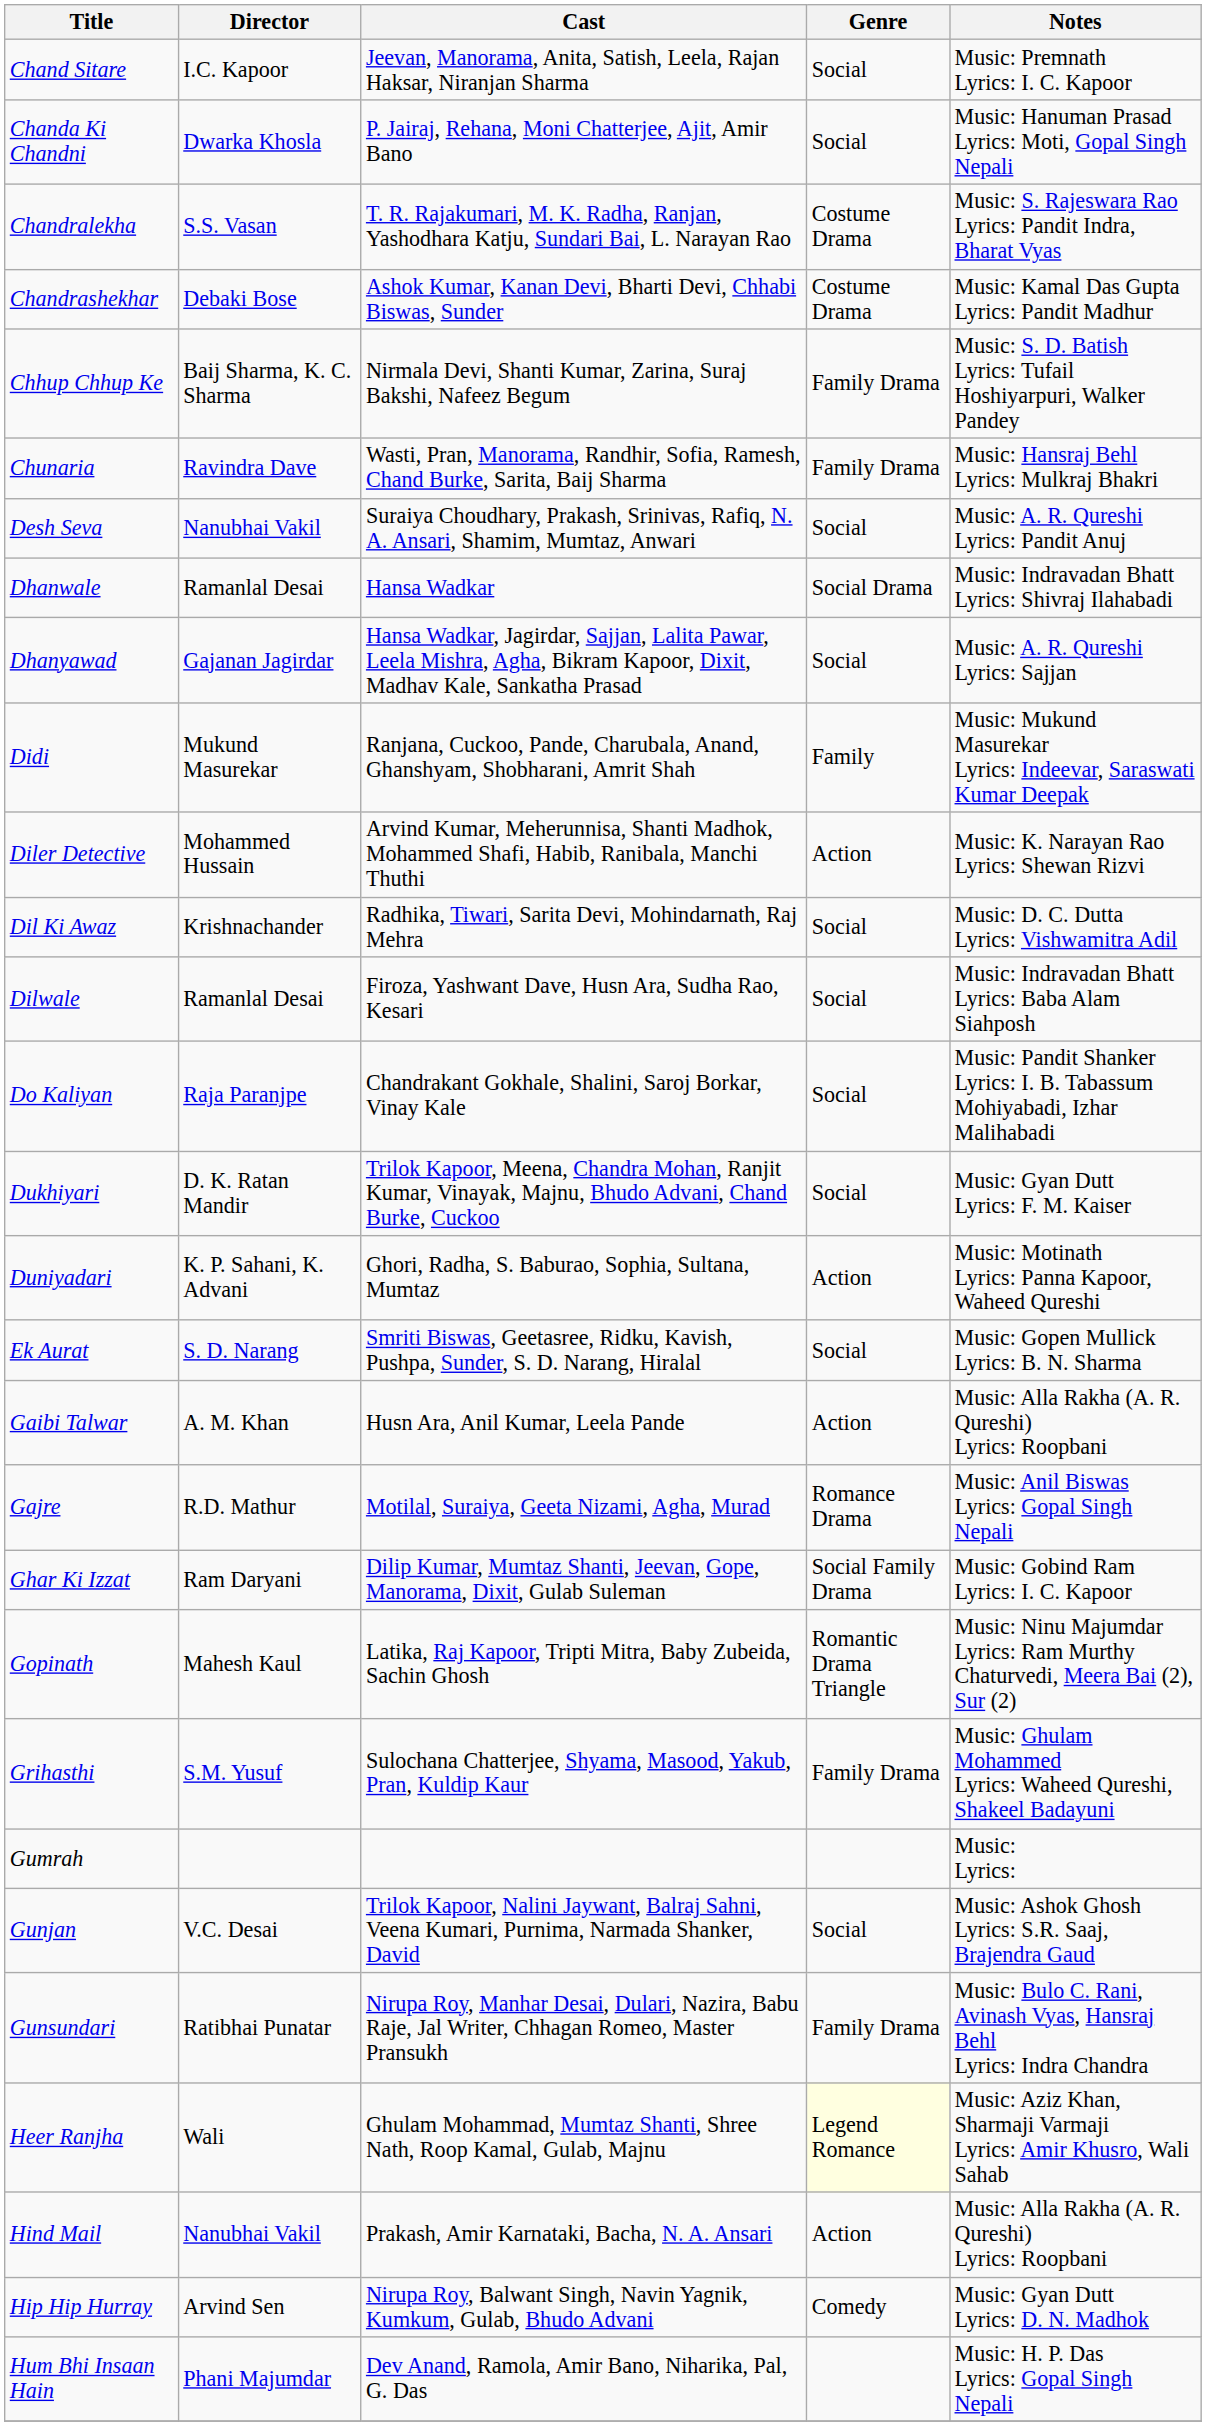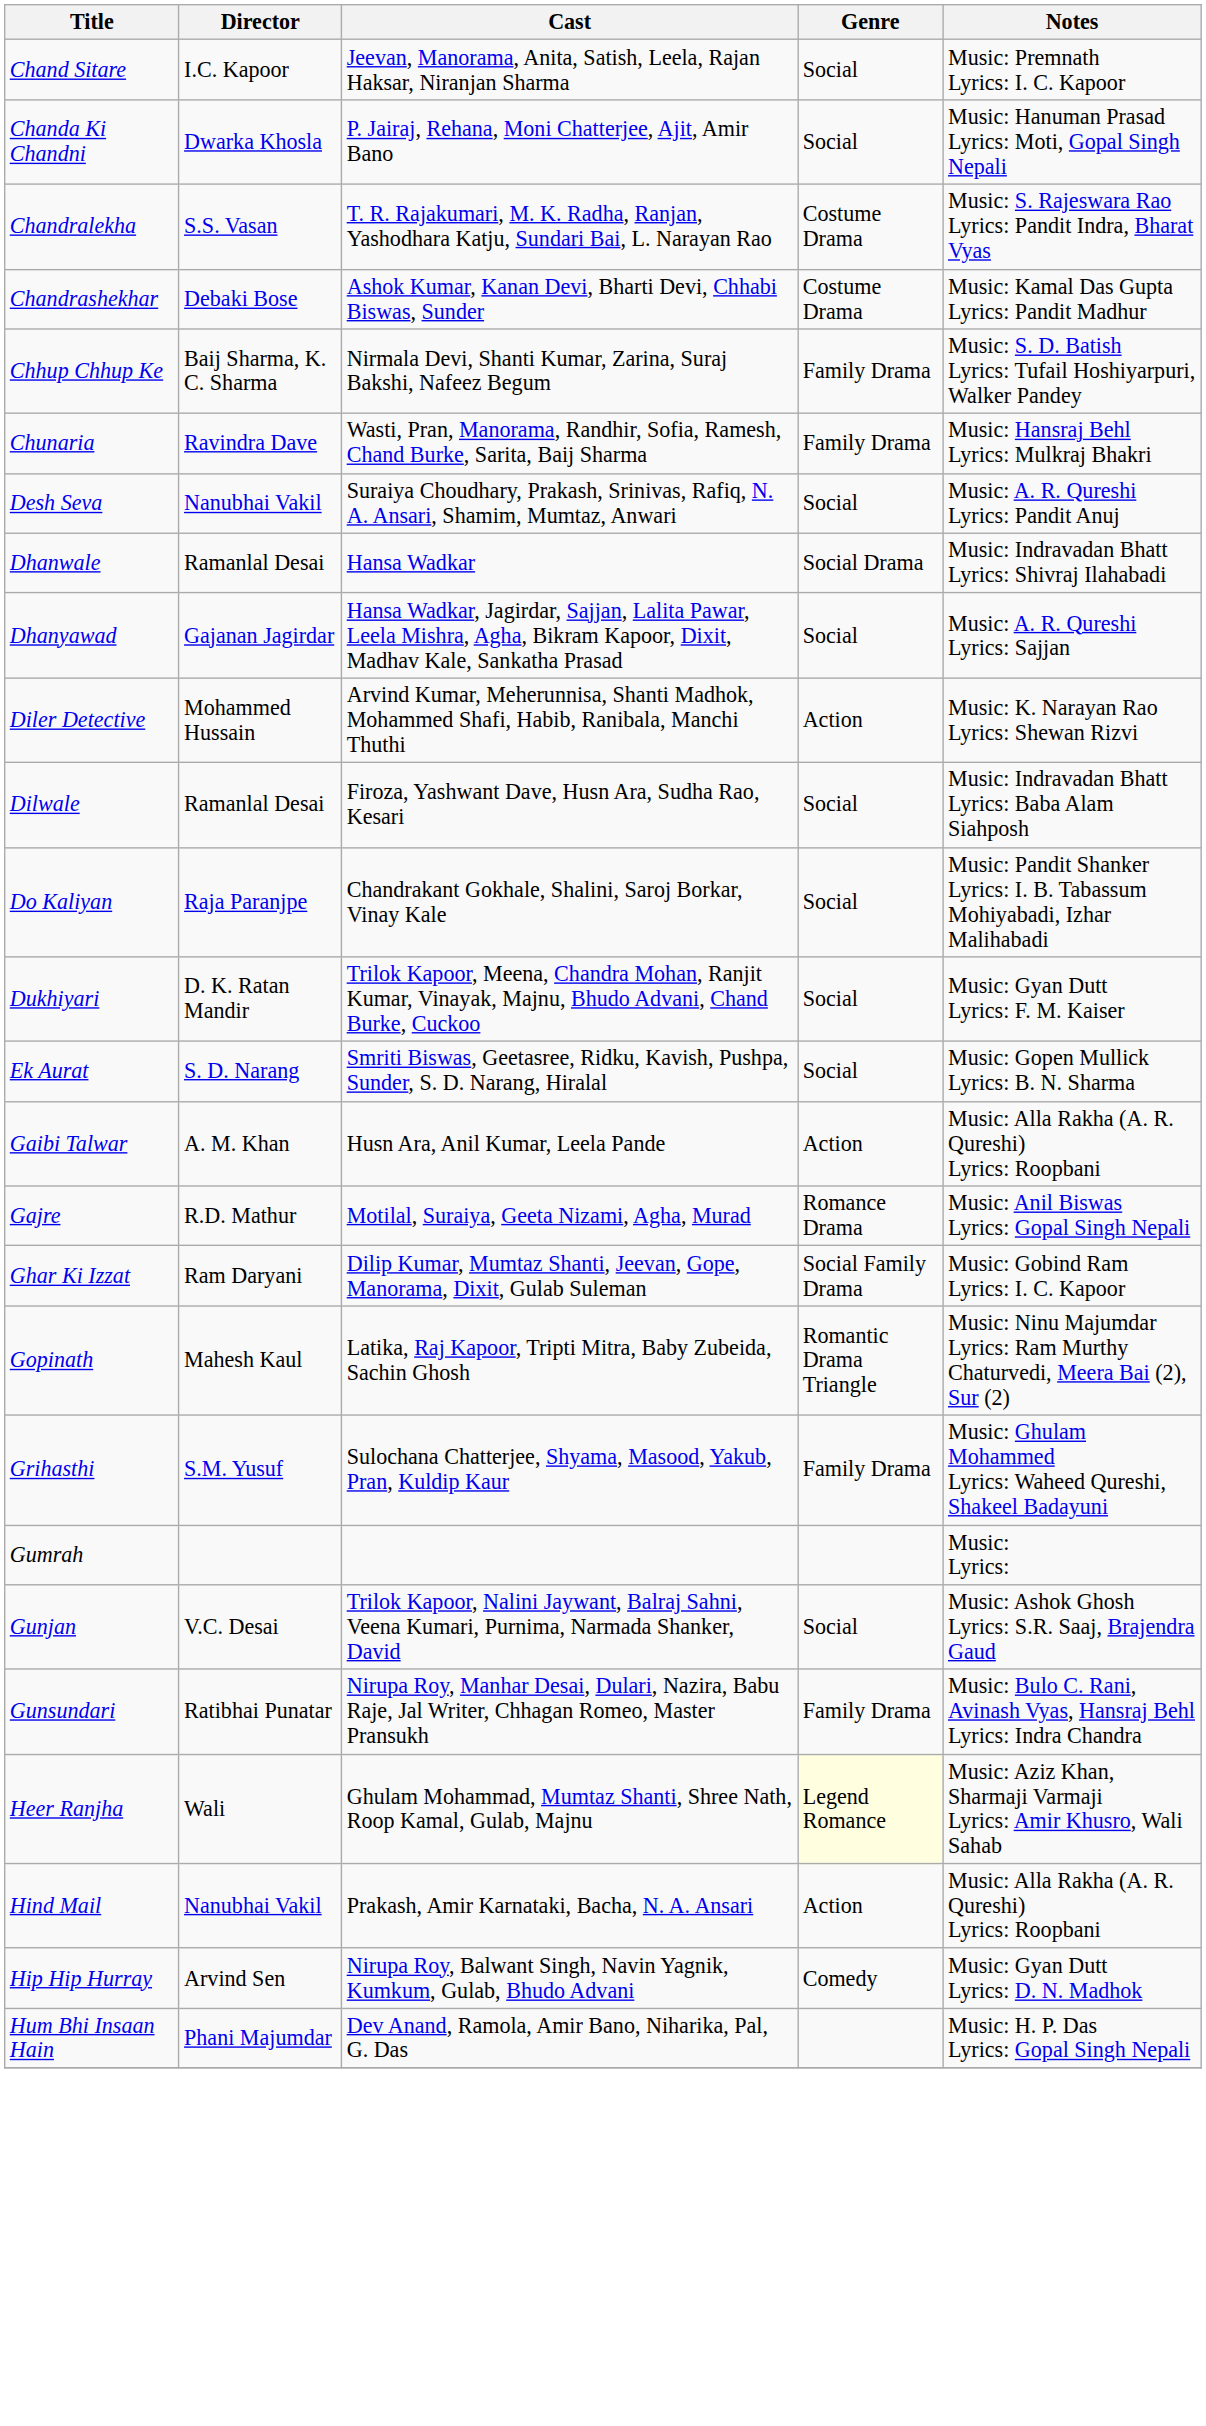- row: (29, 757)
- row: (63, 926)
- row: (61, 1277)
